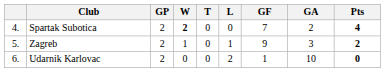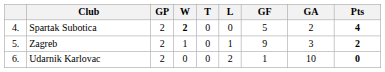(265, 28) 7 -> (265, 28) 5
